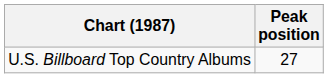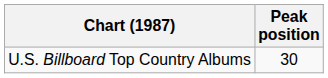(289, 60) 27 -> (289, 60) 30
